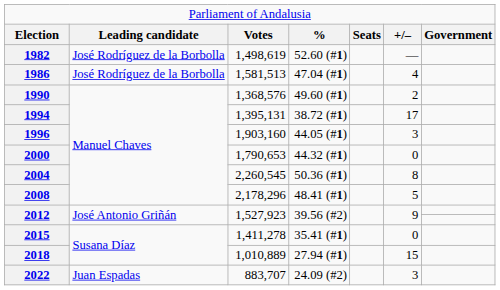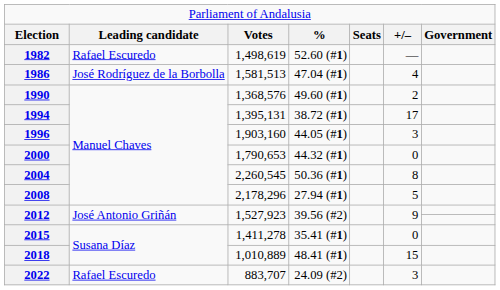(149, 54) José Rodríguez de la Borbolla -> (114, 54) Rafael Escuredo
(321, 194) 48.41 (#1) -> (321, 194) 27.94 (#1)
(321, 255) 27.94 (#1) -> (321, 255) 48.41 (#1)
(106, 275) Juan Espadas -> (114, 275) Rafael Escuredo
